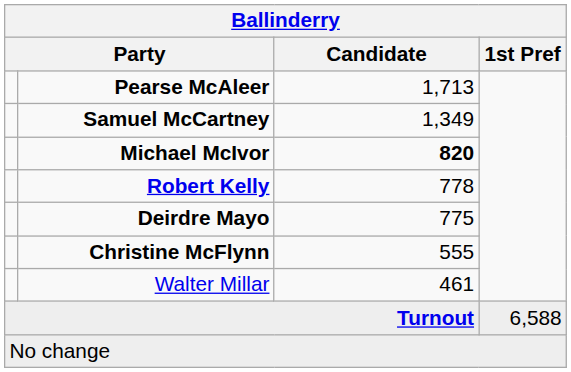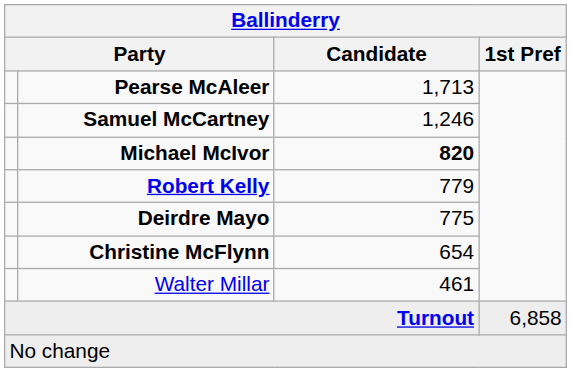(448, 119) 1,349 -> (448, 119) 1,246
(457, 185) 778 -> (457, 185) 779
(457, 251) 555 -> (457, 251) 654
(536, 317) 6,588 -> (536, 317) 6,858
